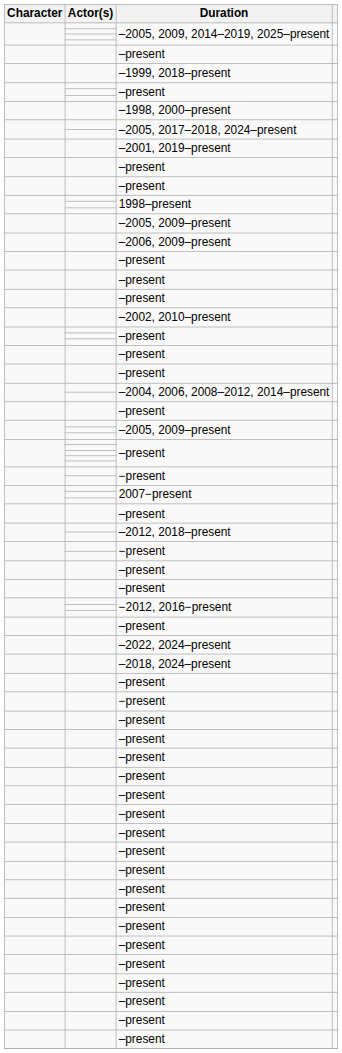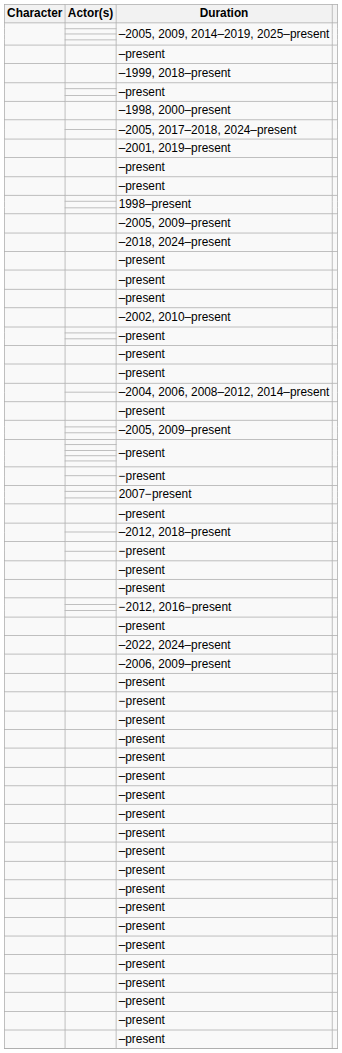rows swapped: (35, 242) <-> (35, 664)
